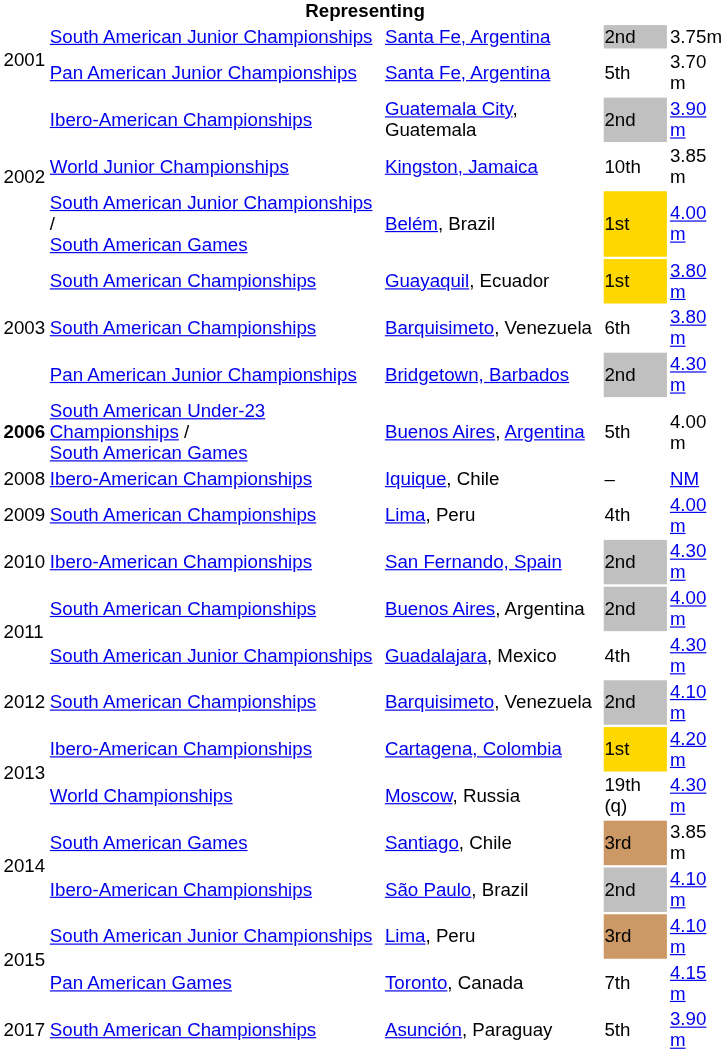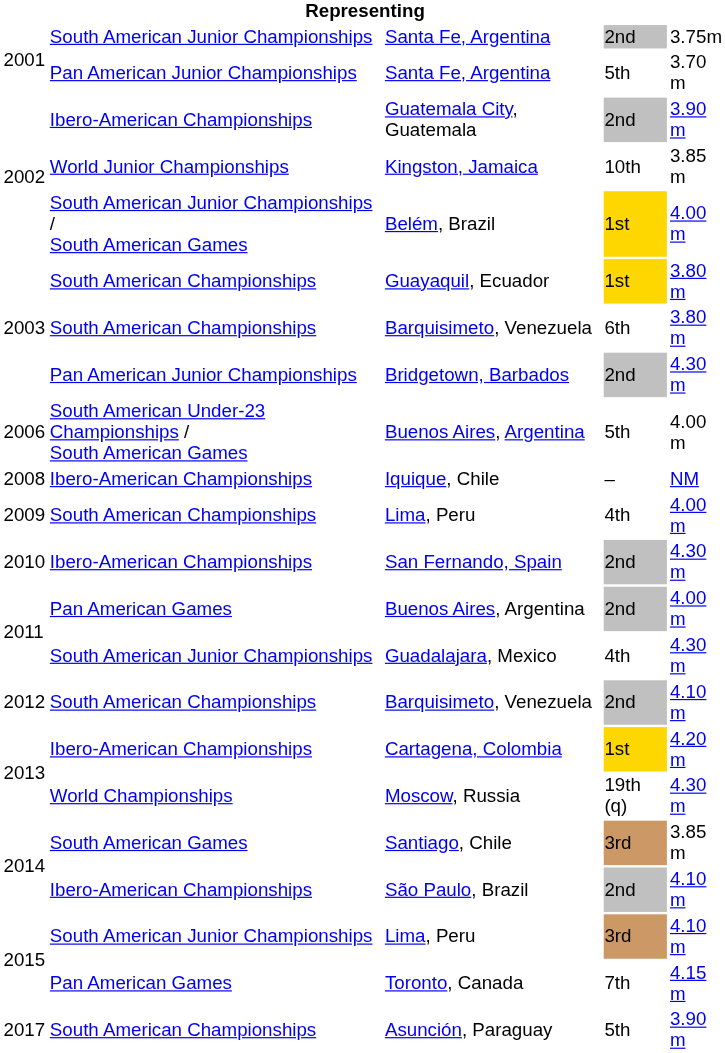(24, 432) bold -> (24, 432) normal
(183, 608) South American Championships -> (141, 608) Pan American Games
